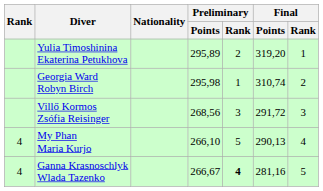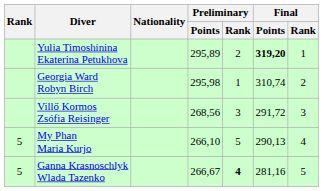(271, 53) normal -> (271, 53) bold
(20, 142) 4 -> (20, 142) 5
(20, 171) 4 -> (20, 171) 5
